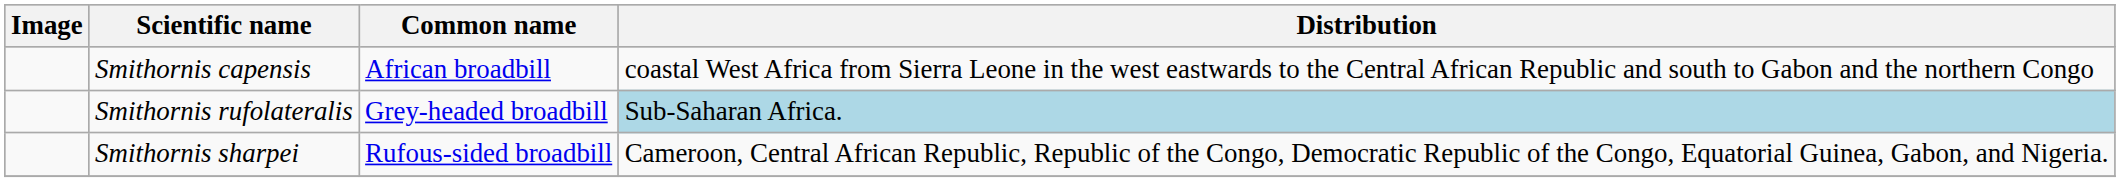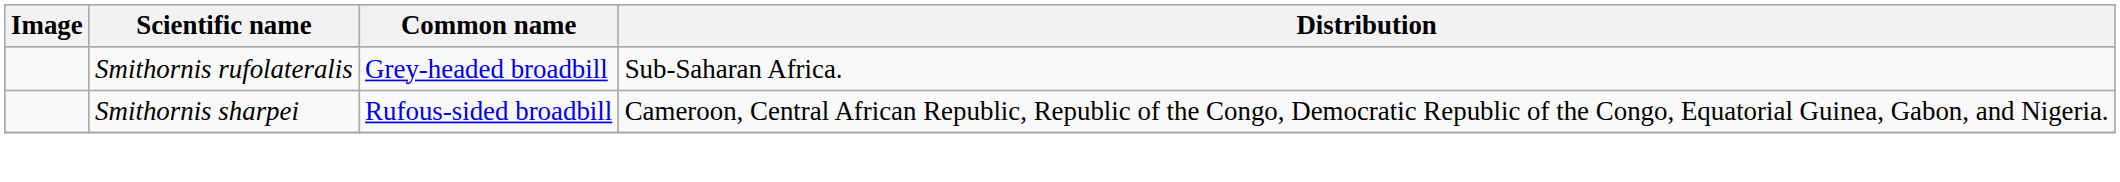- row: (203, 68)
(734, 111) lightblue background -> (734, 68) no background
